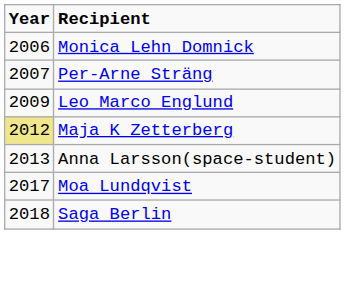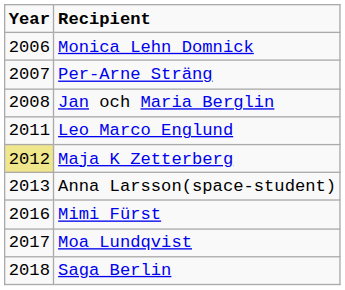+ row: (166, 103)
(29, 103) 2009 -> (29, 131) 2011
+ row: (110, 214)
